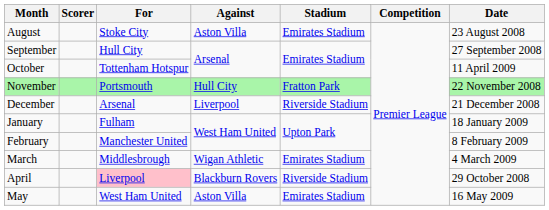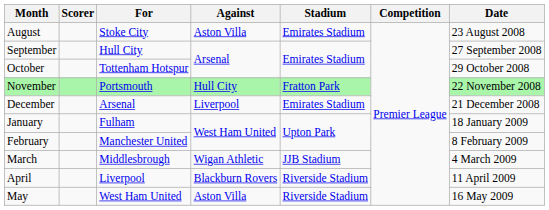(484, 68) 11 April 2009 -> (491, 68) 29 October 2008
(325, 104) Riverside Stadium -> (324, 104) Emirates Stadium
(324, 159) Emirates Stadium -> (312, 159) JJB Stadium
(122, 178) pink background -> (122, 178) no background
(491, 178) 29 October 2008 -> (484, 178) 11 April 2009
(324, 196) Emirates Stadium -> (325, 196) Riverside Stadium
